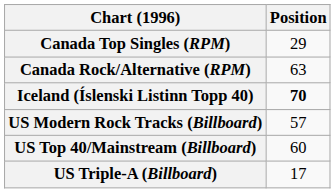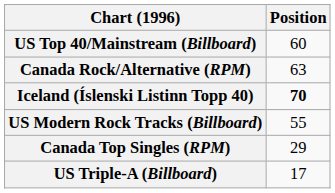rows swapped: (135, 43) <-> (135, 148)
(298, 122) 57 -> (298, 122) 55
